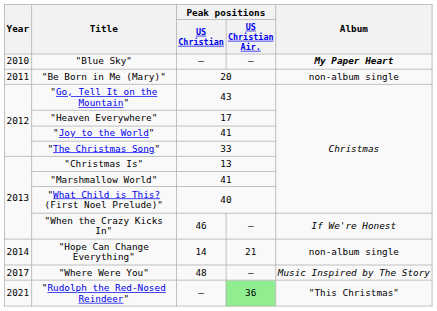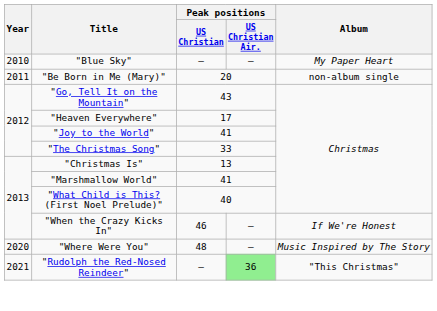(354, 62) bold -> (354, 62) normal
- row: (104, 252)
(18, 273) 2017 -> (18, 247) 2020
